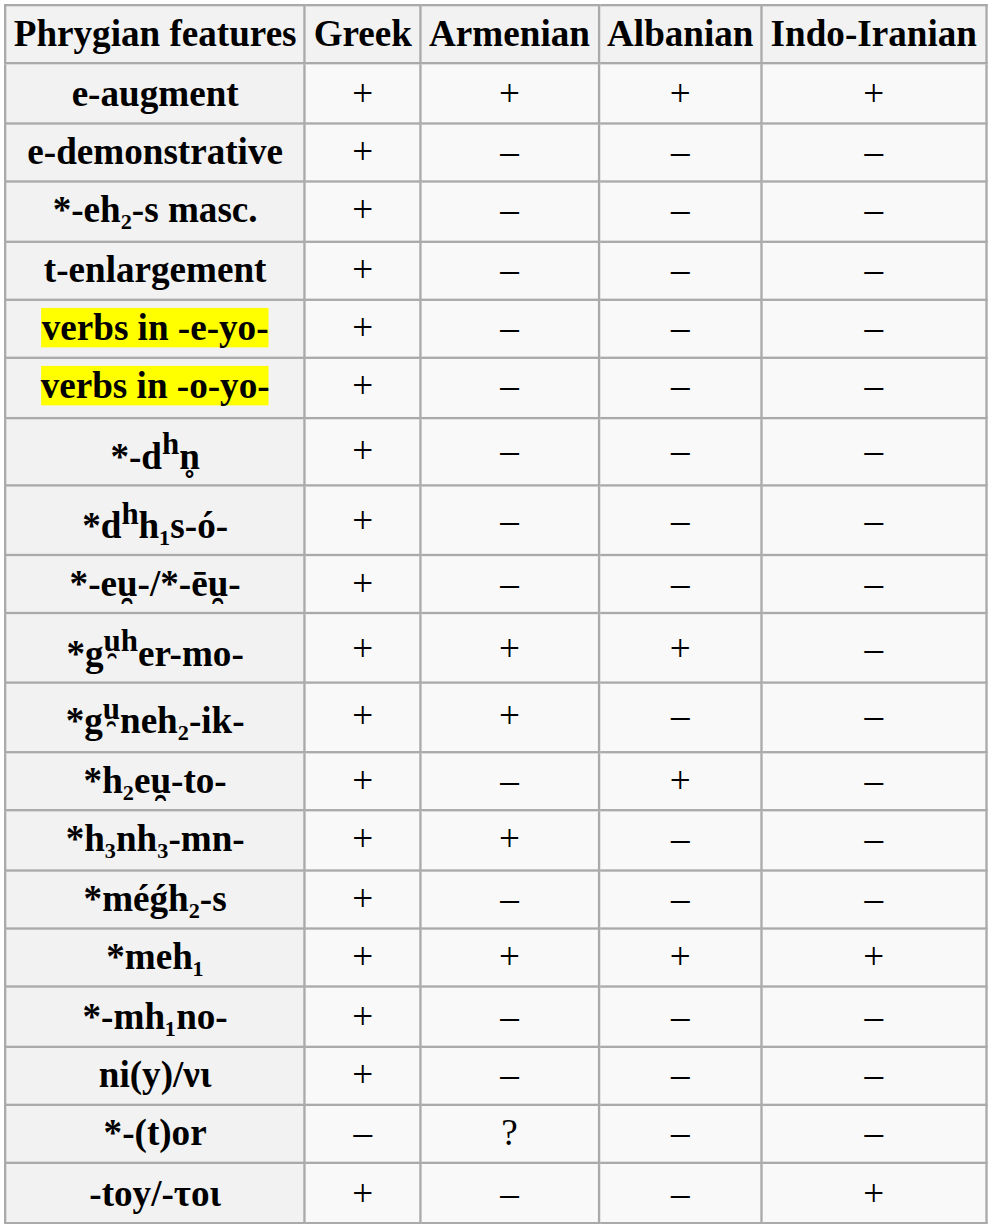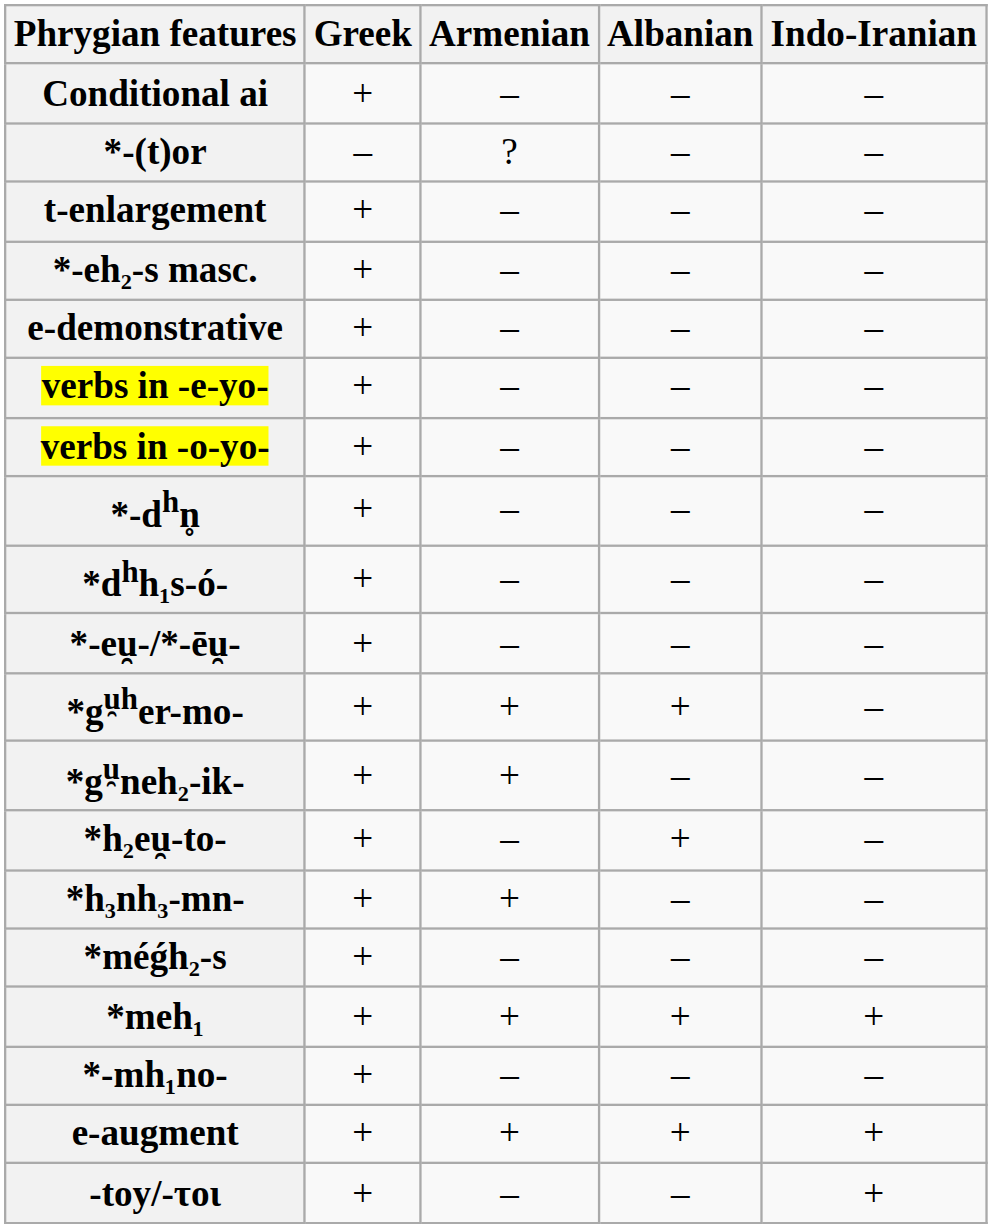+ row: (155, 92)
rows swapped: (155, 92) <-> (155, 1133)
rows swapped: (155, 151) <-> (155, 269)
- row: (155, 1074)
